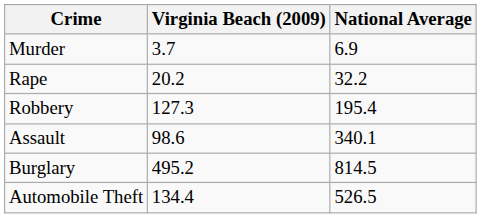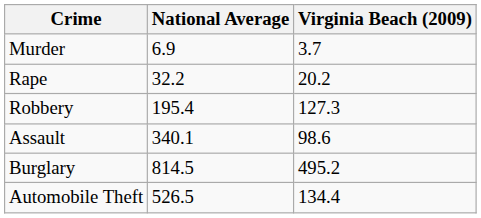columns swapped: (239, 19) <-> (403, 19)
